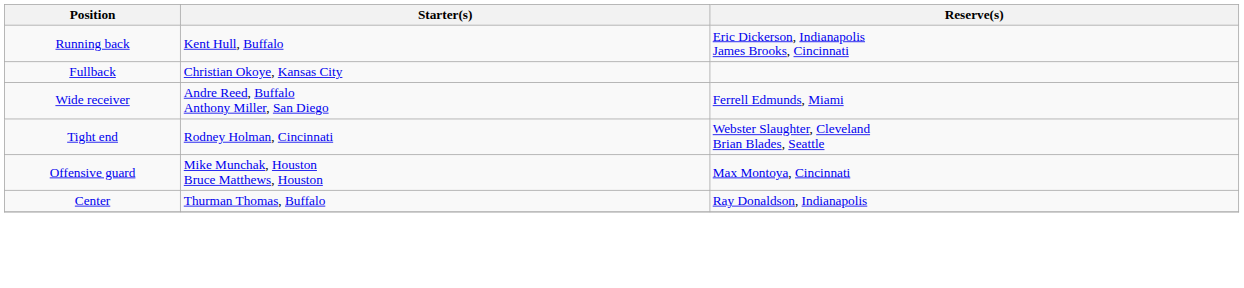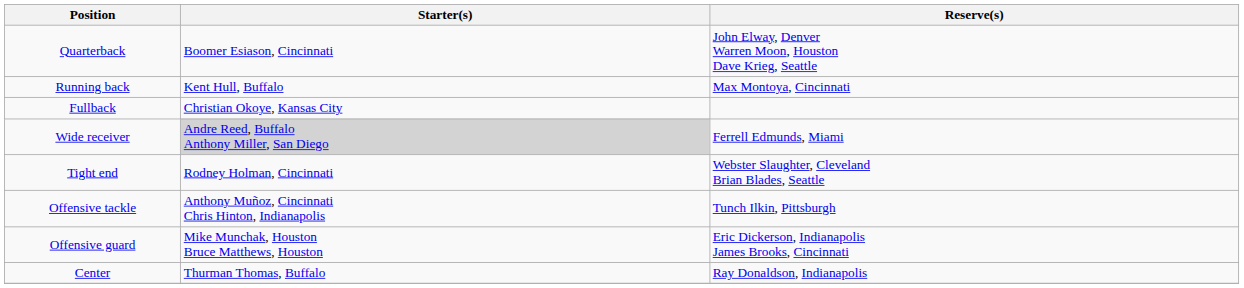+ row: (93, 51)
(789, 43) Eric Dickerson, Indianapolis James Brooks, Cincinnati -> (782, 87) Max Montoya, Cincinnati
(256, 100) no background -> (256, 136) lightgrey background
+ row: (93, 208)
(782, 172) Max Montoya, Cincinnati -> (789, 244) Eric Dickerson, Indianapolis James Brooks, Cincinnati
